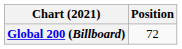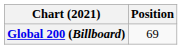(152, 34) 72 -> (152, 34) 69
